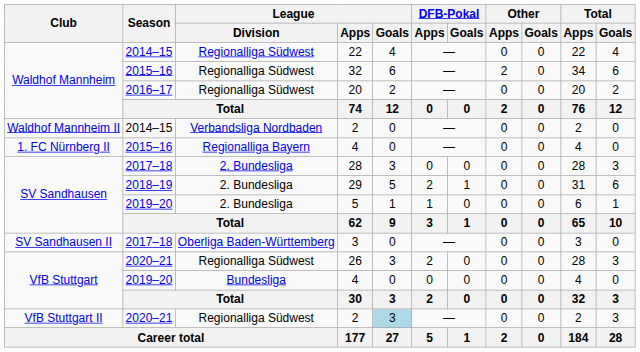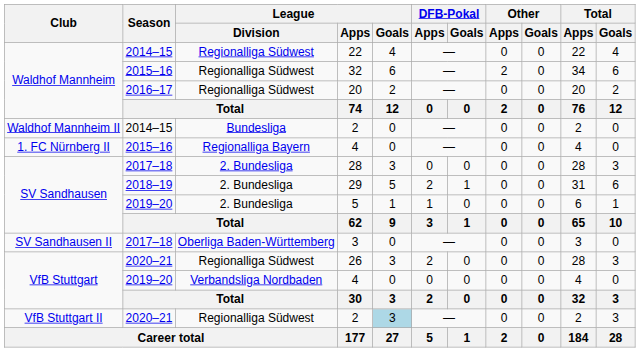(256, 128) Verbandsliga Nordbaden -> (256, 128) Bundesliga
(256, 280) Bundesliga -> (256, 280) Verbandsliga Nordbaden
